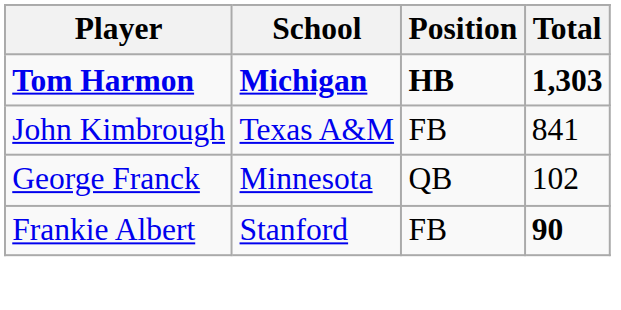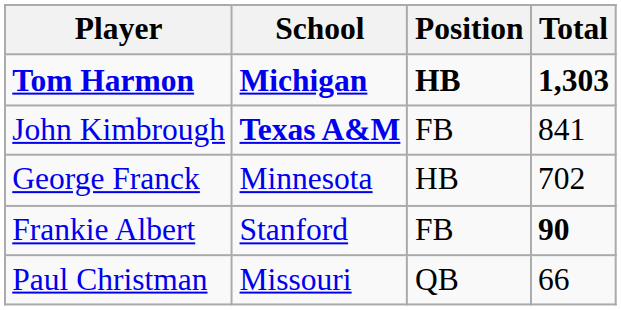(317, 129) normal -> (320, 129) bold
(430, 179) QB -> (437, 179) HB
(555, 179) 102 -> (562, 179) 702
+ row: (110, 279)
